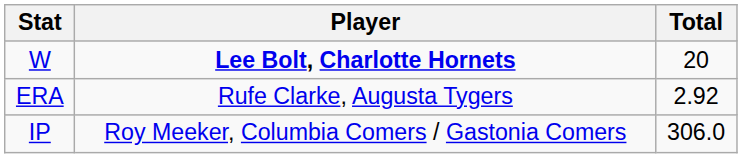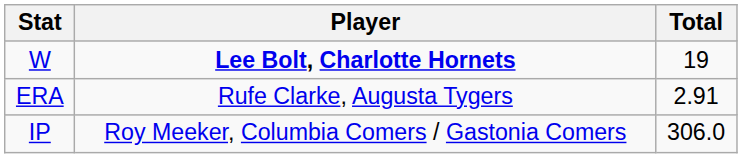(696, 59) 20 -> (696, 59) 19
(696, 96) 2.92 -> (696, 96) 2.91
